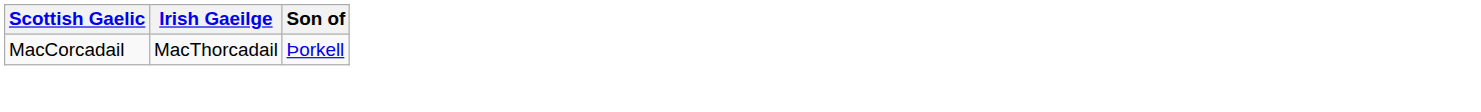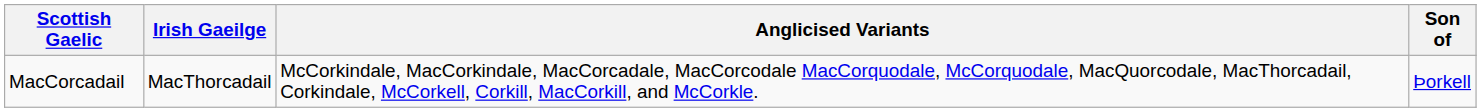+ column: (842, 30)
